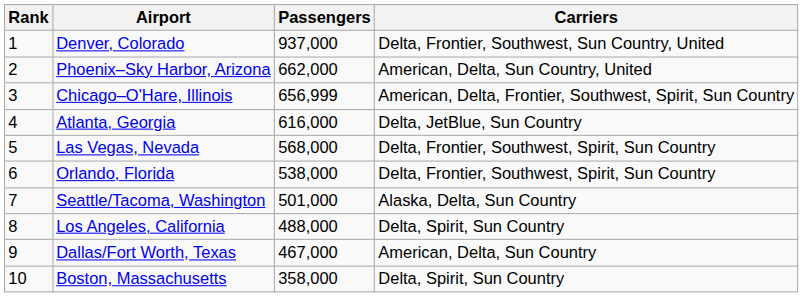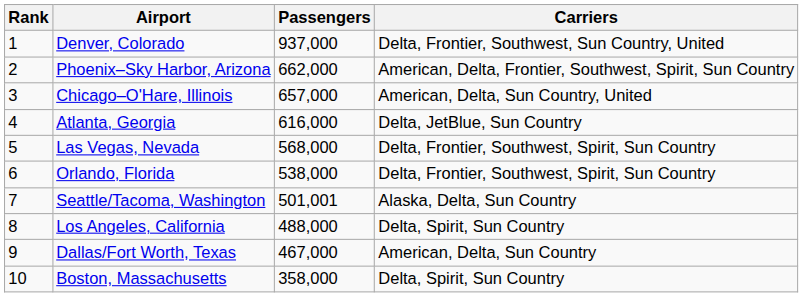(515, 69) American, Delta, Sun Country, United -> (586, 69) American, Delta, Frontier, Southwest, Spirit, Sun Country
(308, 95) 656,999 -> (308, 95) 657,000
(586, 95) American, Delta, Frontier, Southwest, Spirit, Sun Country -> (515, 95) American, Delta, Sun Country, United
(308, 200) 501,000 -> (308, 200) 501,001
